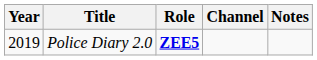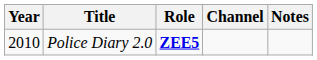(24, 42) 2019 -> (24, 42) 2010
